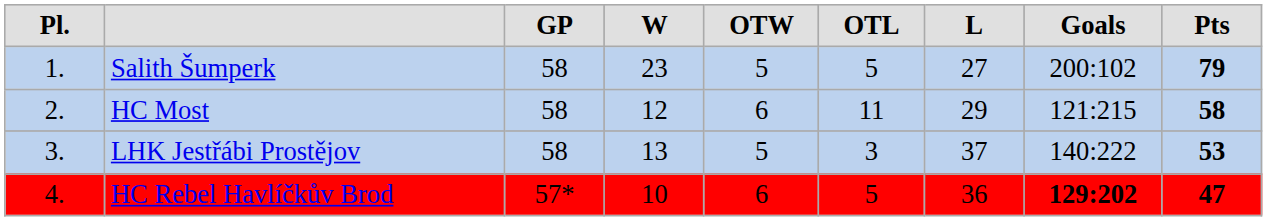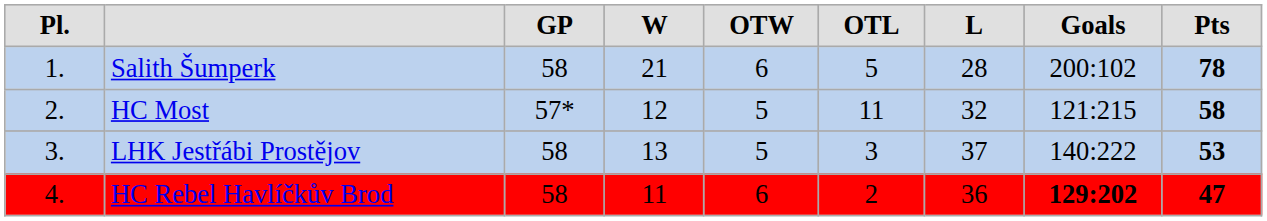(655, 67) 23 -> (655, 67) 21
(762, 67) 5 -> (762, 67) 6
(974, 67) 27 -> (974, 67) 28
(1212, 67) 79 -> (1212, 67) 78
(555, 109) 58 -> (555, 109) 57*
(762, 109) 6 -> (762, 109) 5
(974, 109) 29 -> (974, 109) 32
(555, 194) 57* -> (555, 194) 58
(655, 194) 10 -> (655, 194) 11
(871, 194) 5 -> (871, 194) 2
